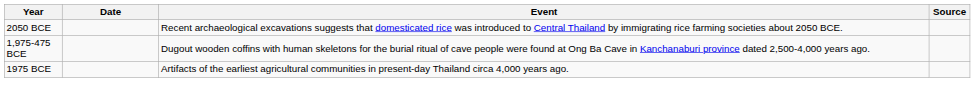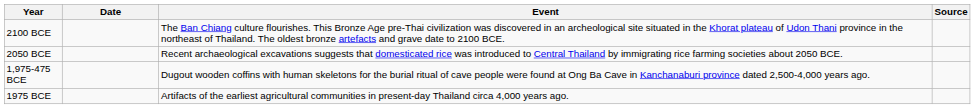+ row: (29, 33)
